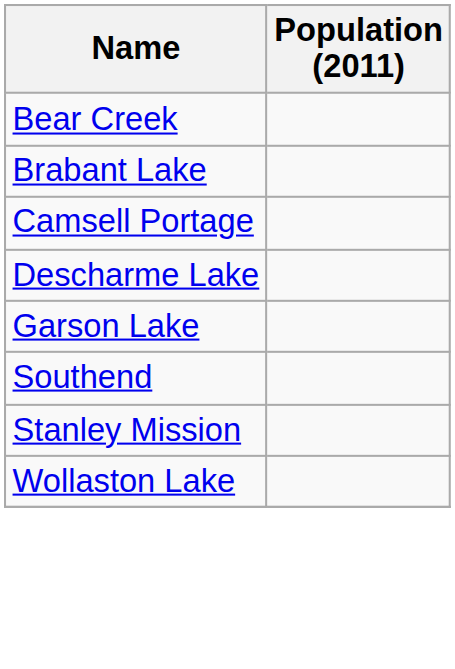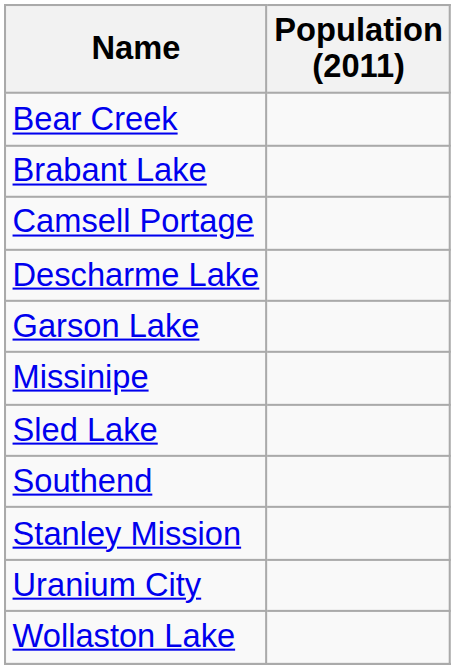+ row: (81, 377)
+ row: (85, 429)
+ row: (107, 584)
